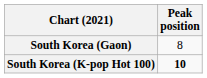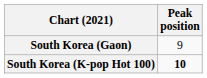(180, 45) 8 -> (180, 45) 9
